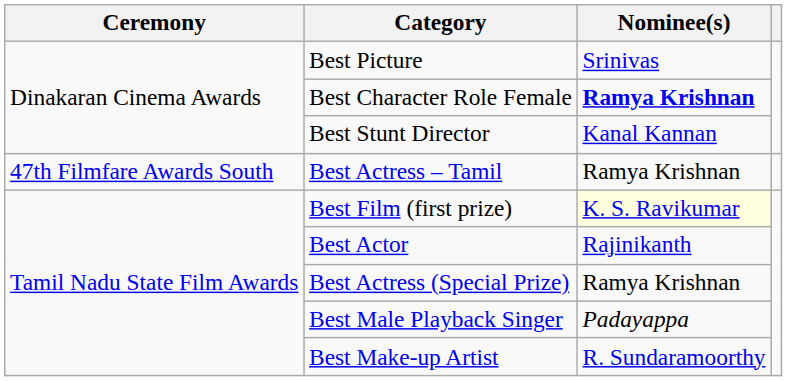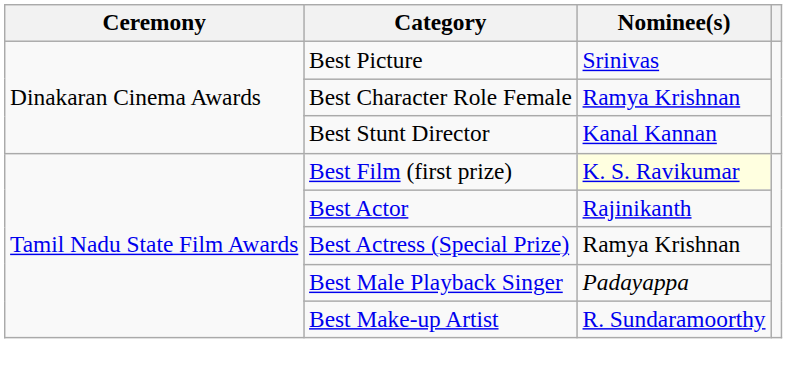(669, 97) bold -> (661, 97) normal
- row: (406, 171)
